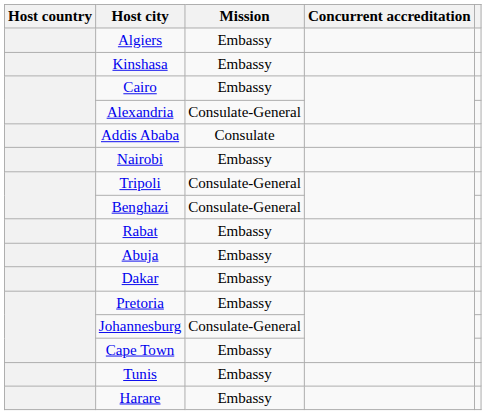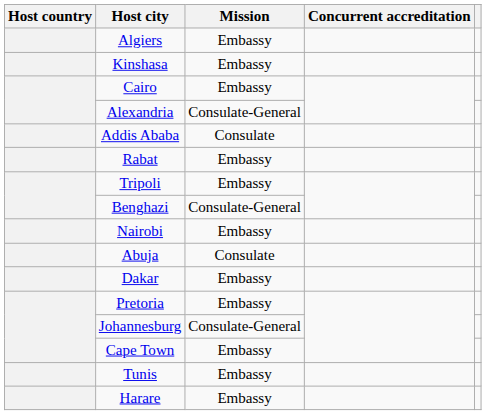rows swapped: (140, 159) <-> (140, 231)
(245, 183) Consulate-General -> (245, 183) Embassy
(245, 254) Embassy -> (245, 254) Consulate
